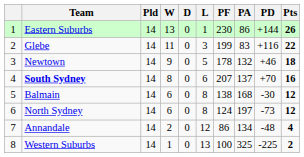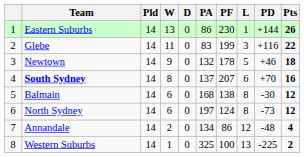columns swapped: (205, 12) <-> (244, 12)
